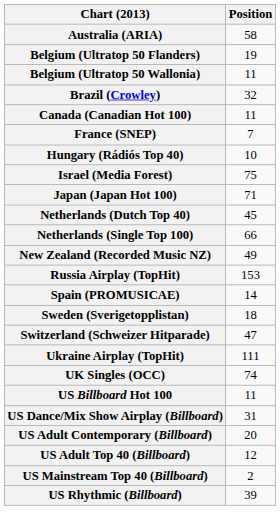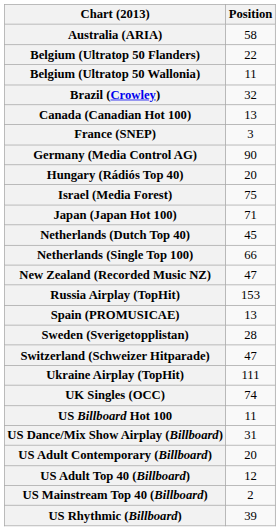(251, 54) 19 -> (251, 54) 22
(251, 114) 11 -> (251, 114) 13
(251, 134) 7 -> (251, 134) 3
+ row: (115, 154)
(251, 154) 10 -> (251, 174) 20
(251, 255) 49 -> (251, 275) 47
(251, 295) 14 -> (251, 315) 13
(251, 315) 18 -> (251, 335) 28
